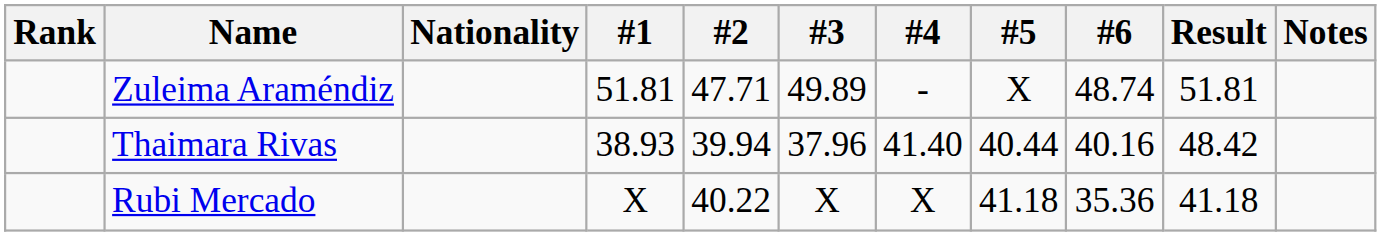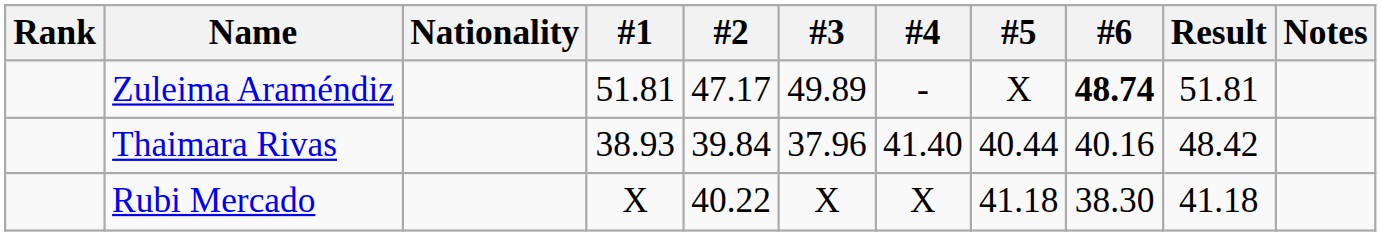(731, 88) 47.71 -> (731, 88) 47.17
(1115, 88) normal -> (1115, 88) bold
(731, 144) 39.94 -> (731, 144) 39.84
(1115, 200) 35.36 -> (1115, 200) 38.30
